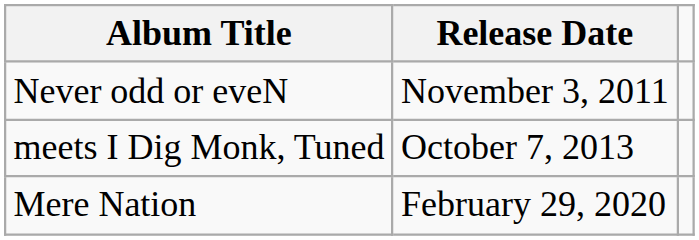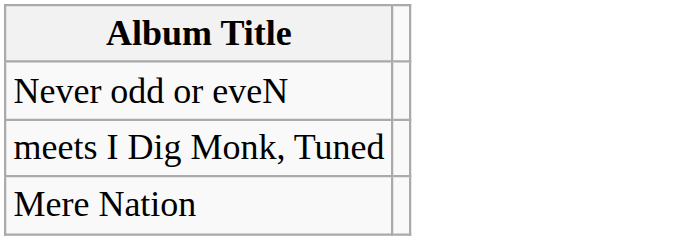- column: (535, 33)
